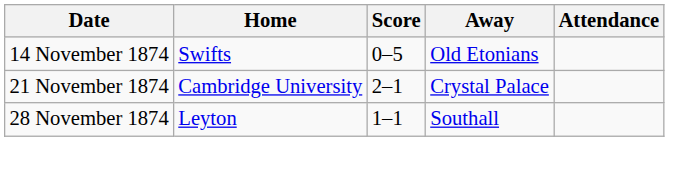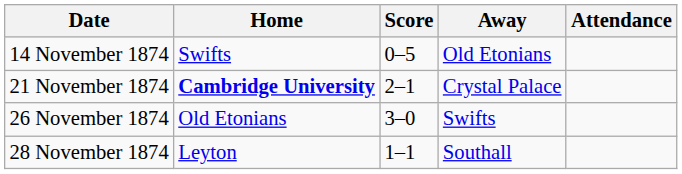(270, 86) normal -> (277, 86) bold
+ row: (89, 119)
